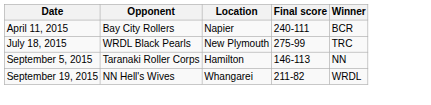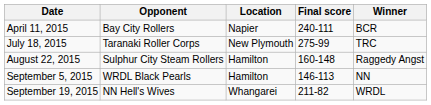(147, 44) WRDL Black Pearls -> (151, 44) Taranaki Roller Corps
+ row: (43, 60)
(151, 60) Taranaki Roller Corps -> (147, 76) WRDL Black Pearls
